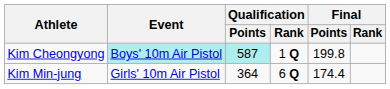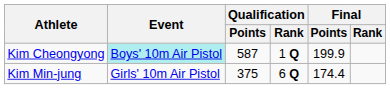(248, 54) paleturquoise background -> (248, 54) no background
(329, 54) 199.8 -> (329, 54) 199.9
(248, 74) 364 -> (248, 74) 375
